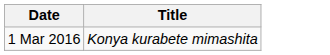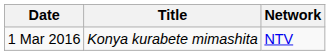+ column: (293, 15)
